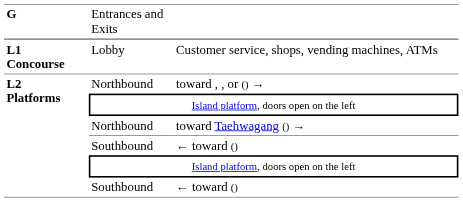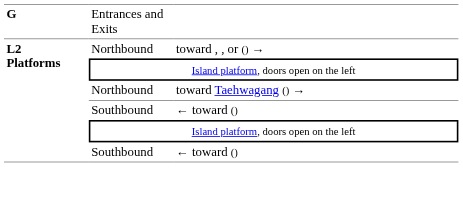- row: (108, 49)
